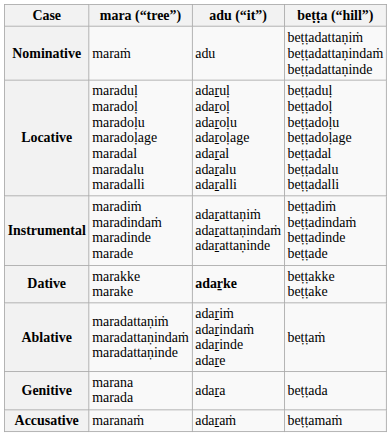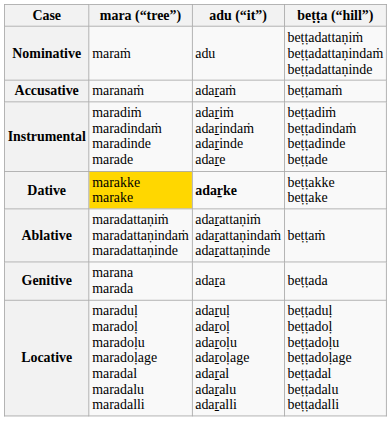rows swapped: (47, 420) <-> (47, 137)
(238, 230) adaṟattaṇiṁ adaṟattaṇindaṁ adaṟattaṇinde -> (225, 136) adaṟiṁ adaṟindaṁ adaṟinde adaṟe
(116, 283) no background -> (116, 189) gold background
(225, 337) adaṟiṁ adaṟindaṁ adaṟinde adaṟe -> (238, 235) adaṟattaṇiṁ adaṟattaṇindaṁ adaṟattaṇinde
